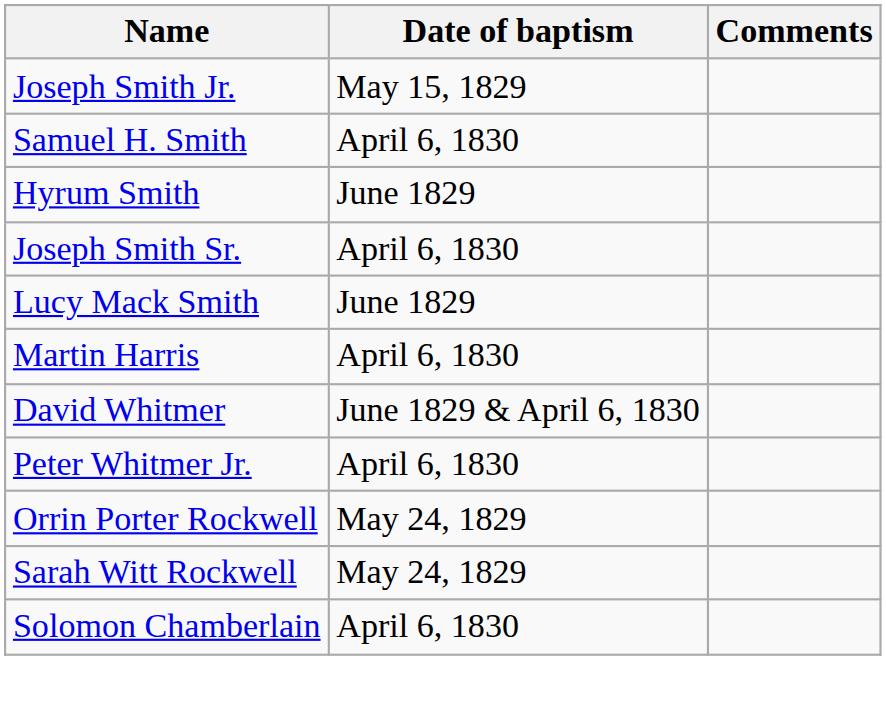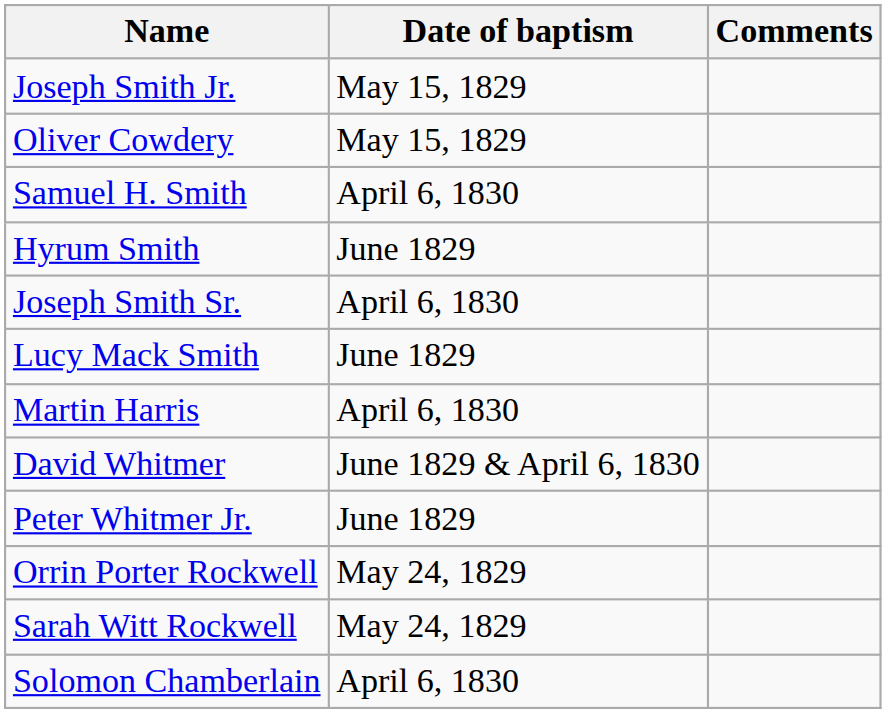+ row: (123, 139)
(428, 463) April 6, 1830 -> (406, 517) June 1829
